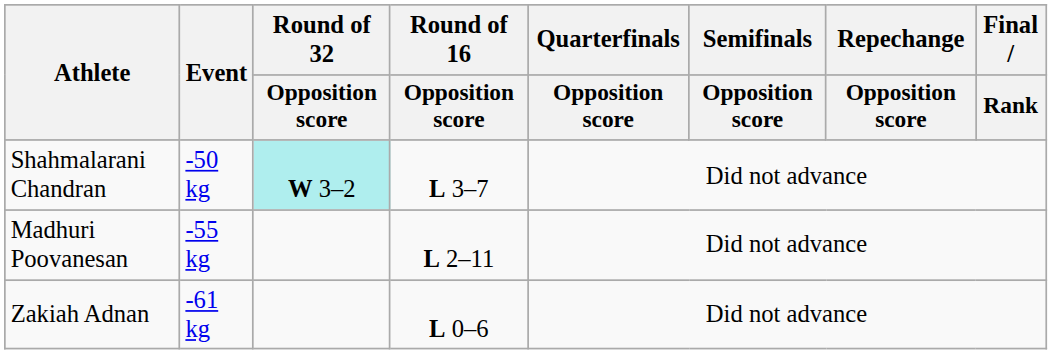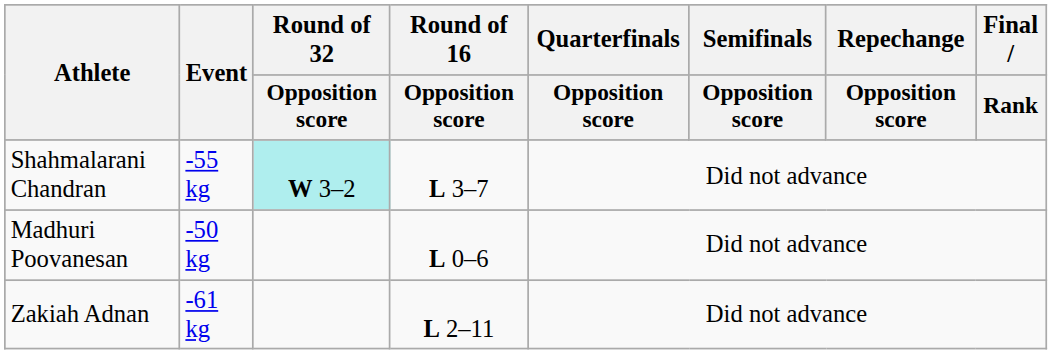(202, 175) -50 kg -> (202, 175) -55 kg
(202, 244) -55 kg -> (202, 244) -50 kg
(459, 259) L 2–11 -> (459, 259) L 0–6
(459, 329) L 0–6 -> (459, 329) L 2–11
